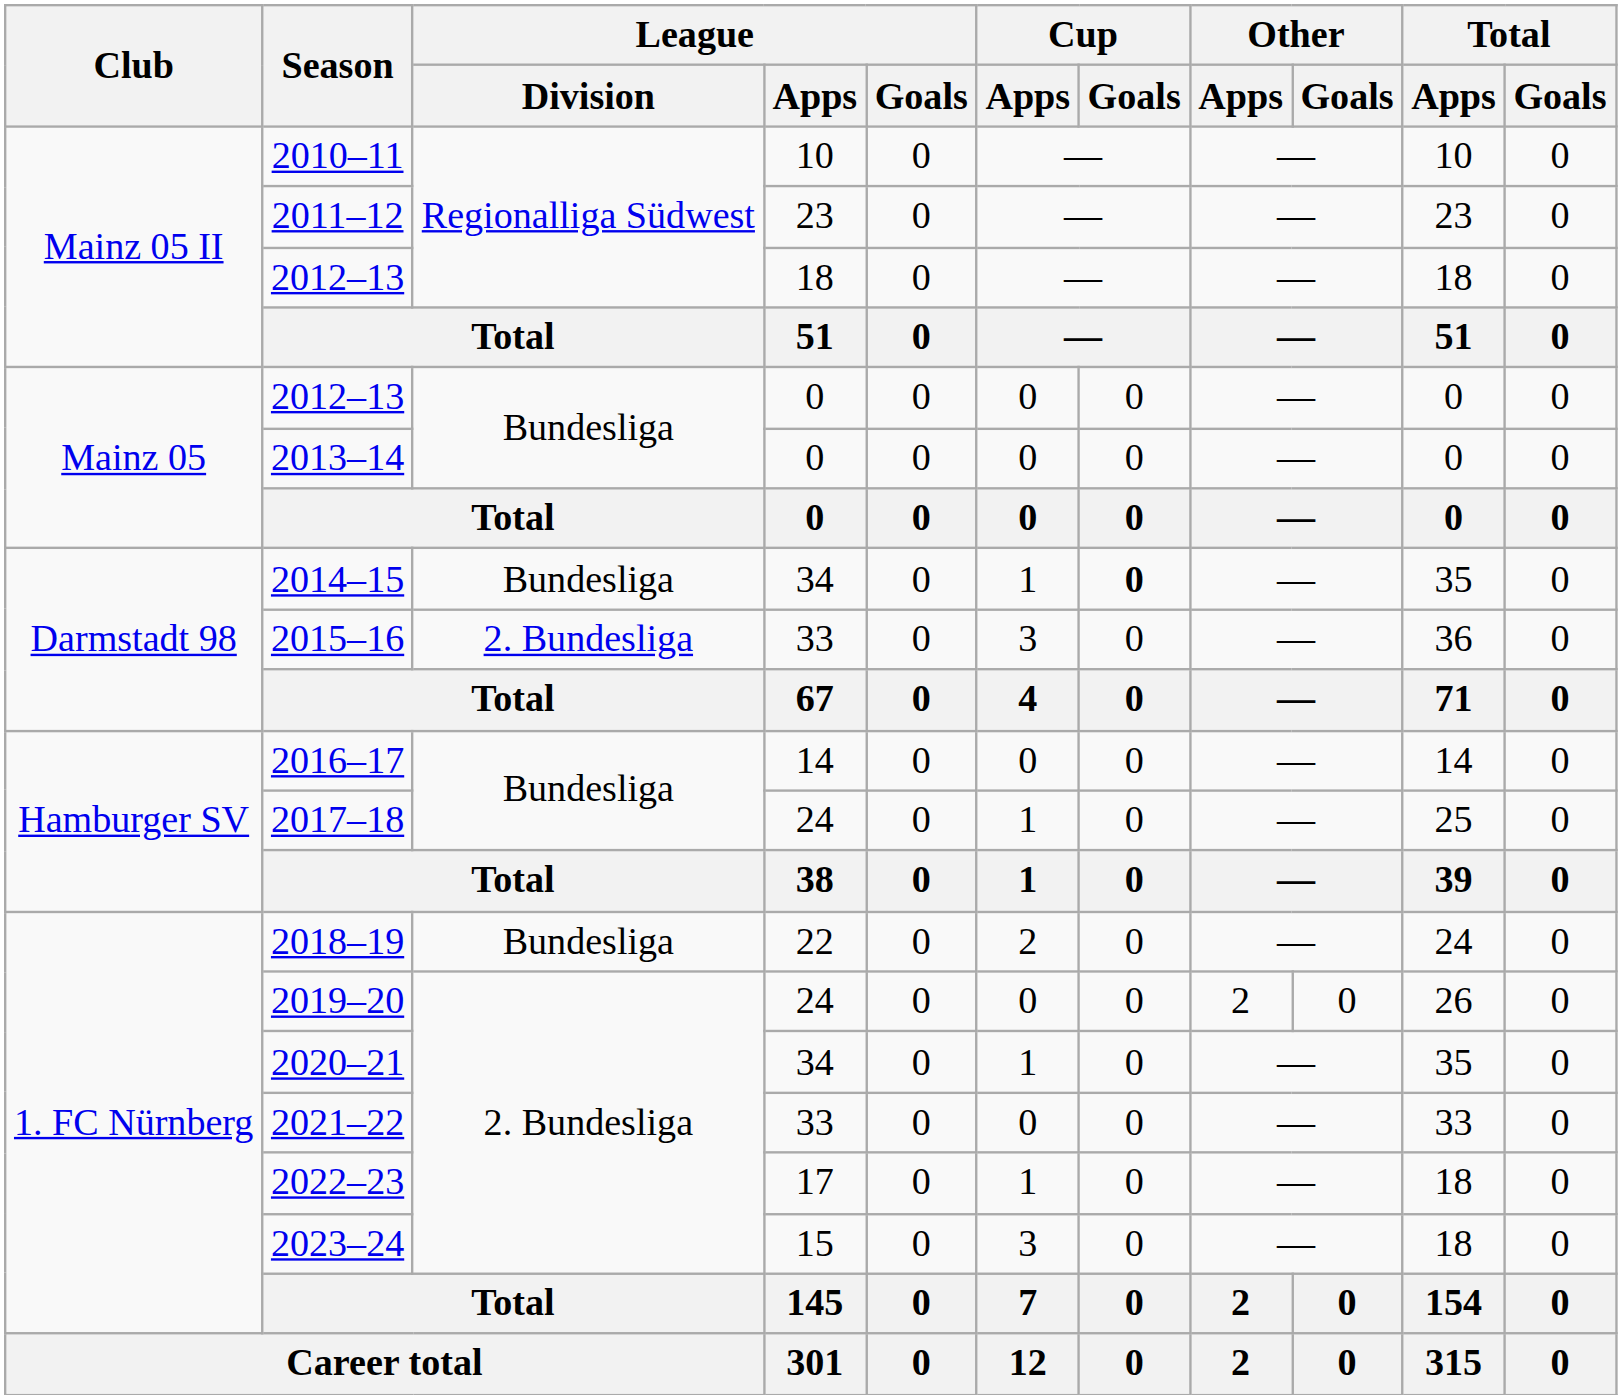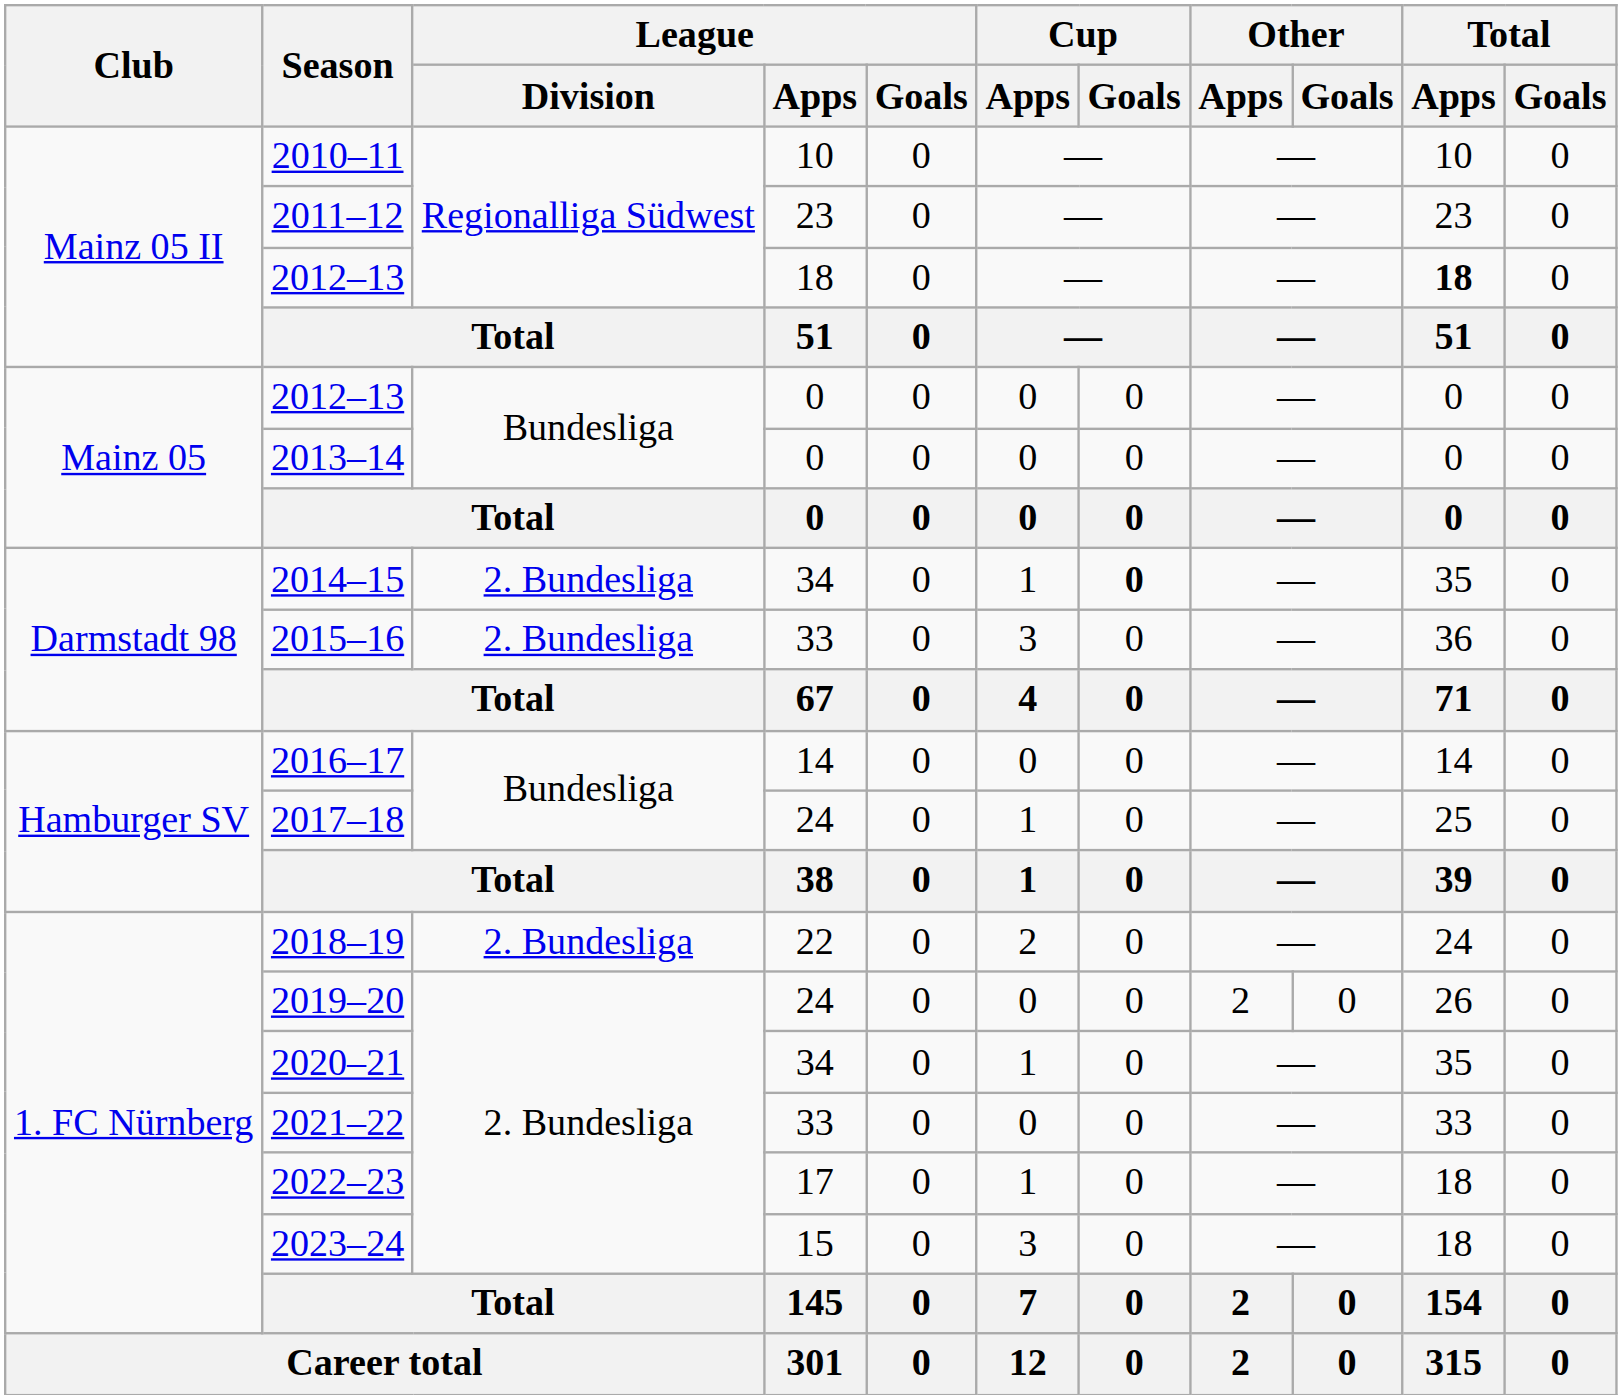(1453, 276) normal -> (1453, 276) bold
(588, 578) Bundesliga -> (588, 578) 2. Bundesliga
(588, 940) Bundesliga -> (588, 940) 2. Bundesliga
